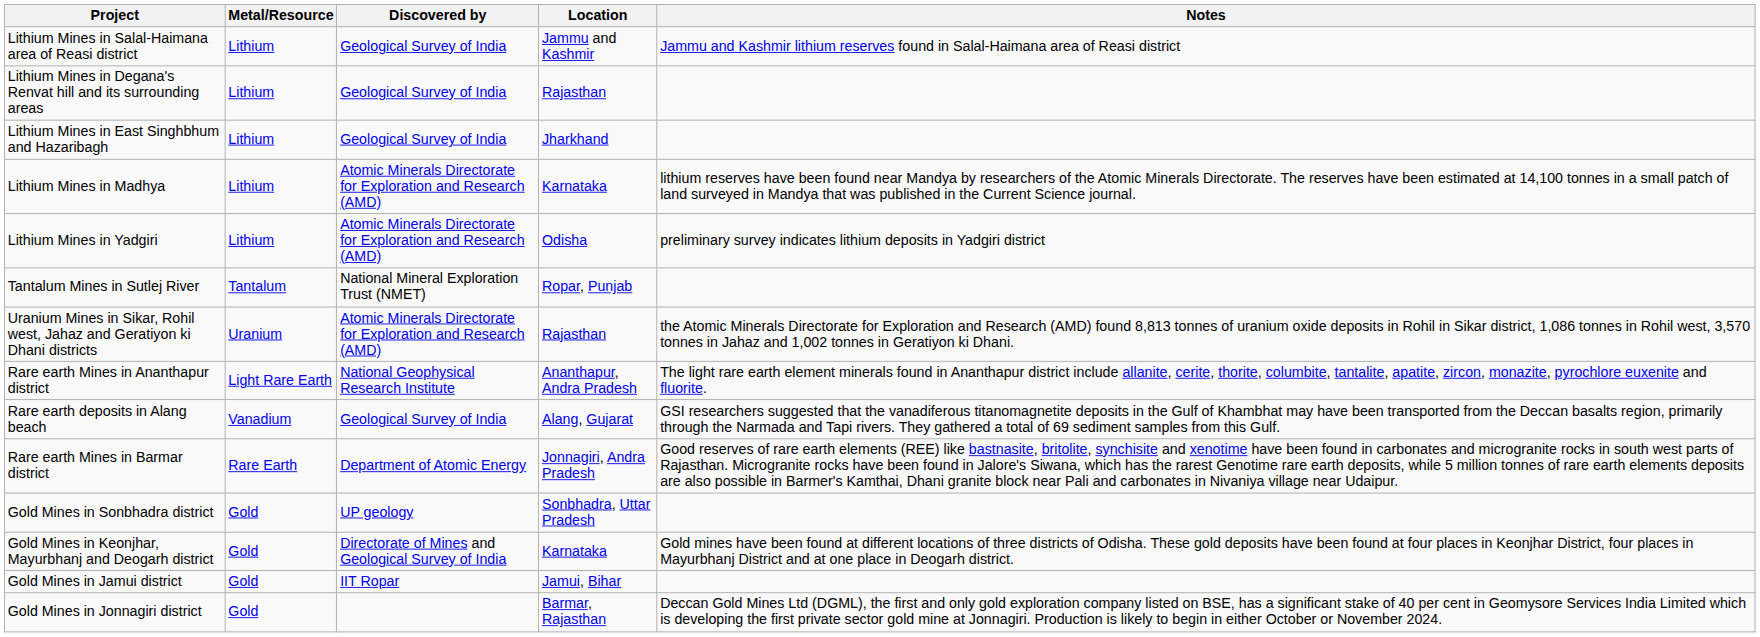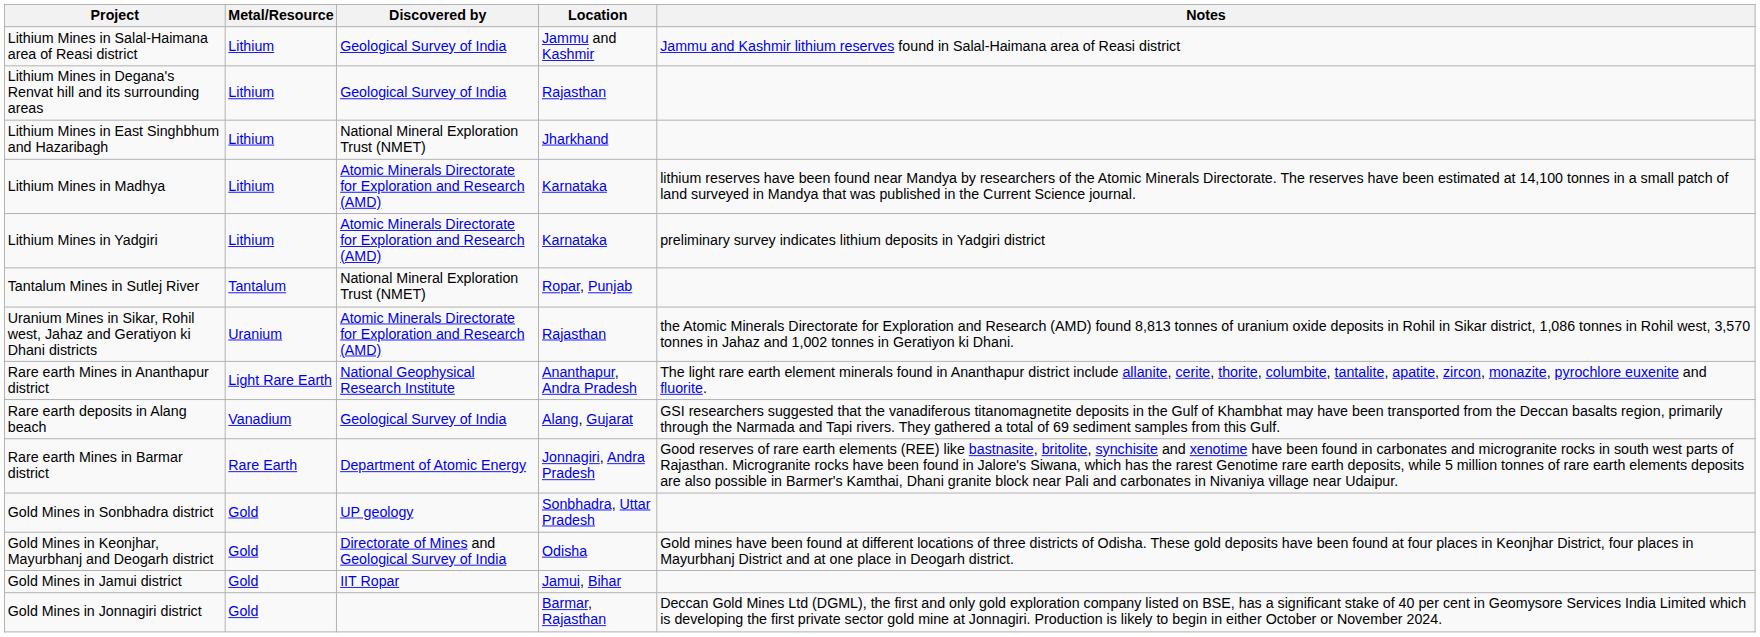(423, 139) Geological Survey of India -> (429, 139) National Mineral Exploration Trust (NMET)
(565, 240) Odisha -> (574, 240) Karnataka
(574, 551) Karnataka -> (565, 551) Odisha
